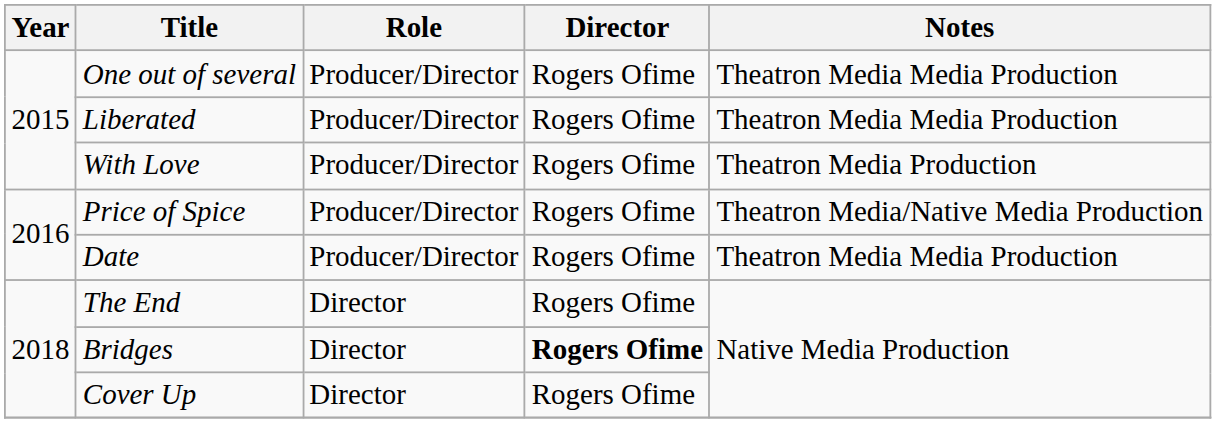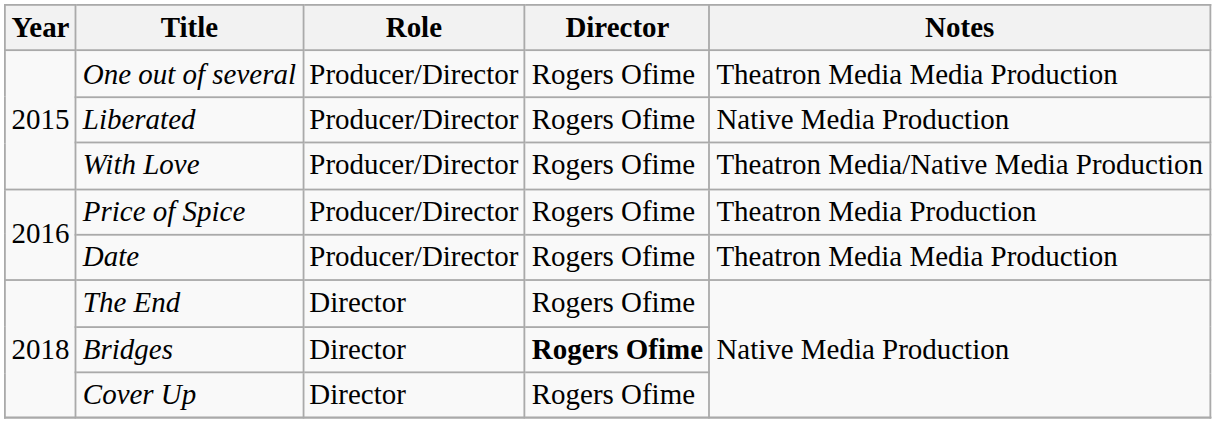(917, 119) Theatron Media Media Production -> (863, 119) Native Media Production
(876, 165) Theatron Media Production -> (960, 165) Theatron Media/Native Media Production
(960, 211) Theatron Media/Native Media Production -> (876, 211) Theatron Media Production
